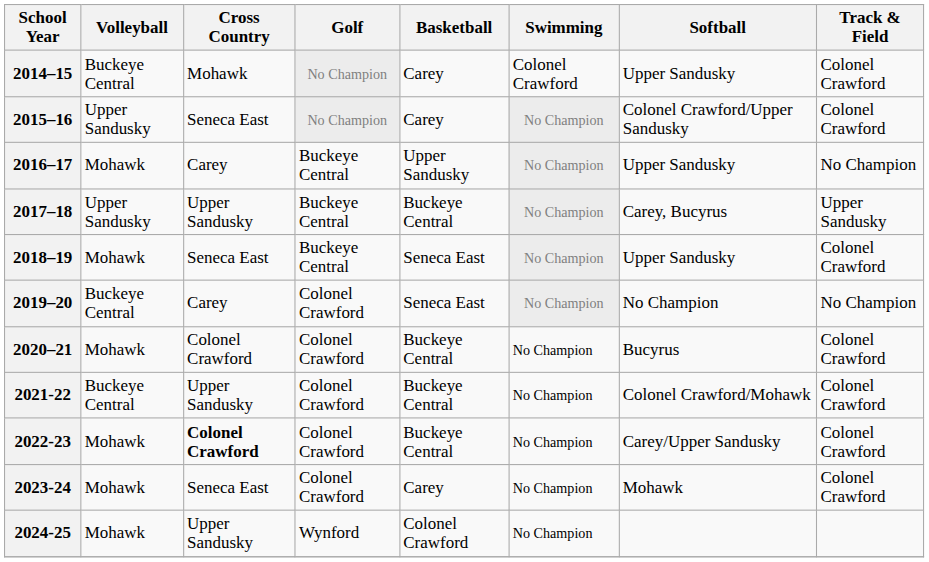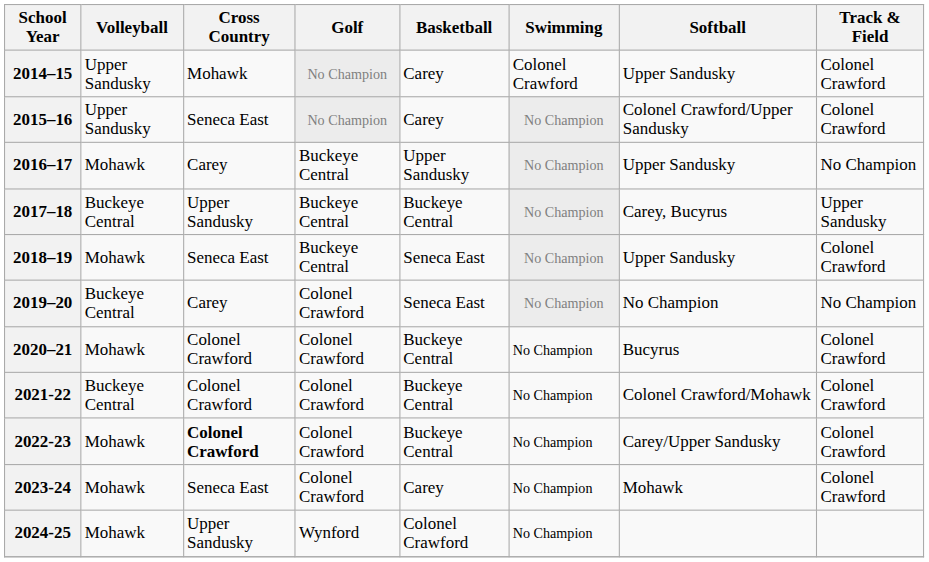(114, 73) Buckeye Central -> (118, 73) Upper Sandusky
(118, 211) Upper Sandusky -> (114, 211) Buckeye Central
(220, 395) Upper Sandusky -> (220, 395) Colonel Crawford
